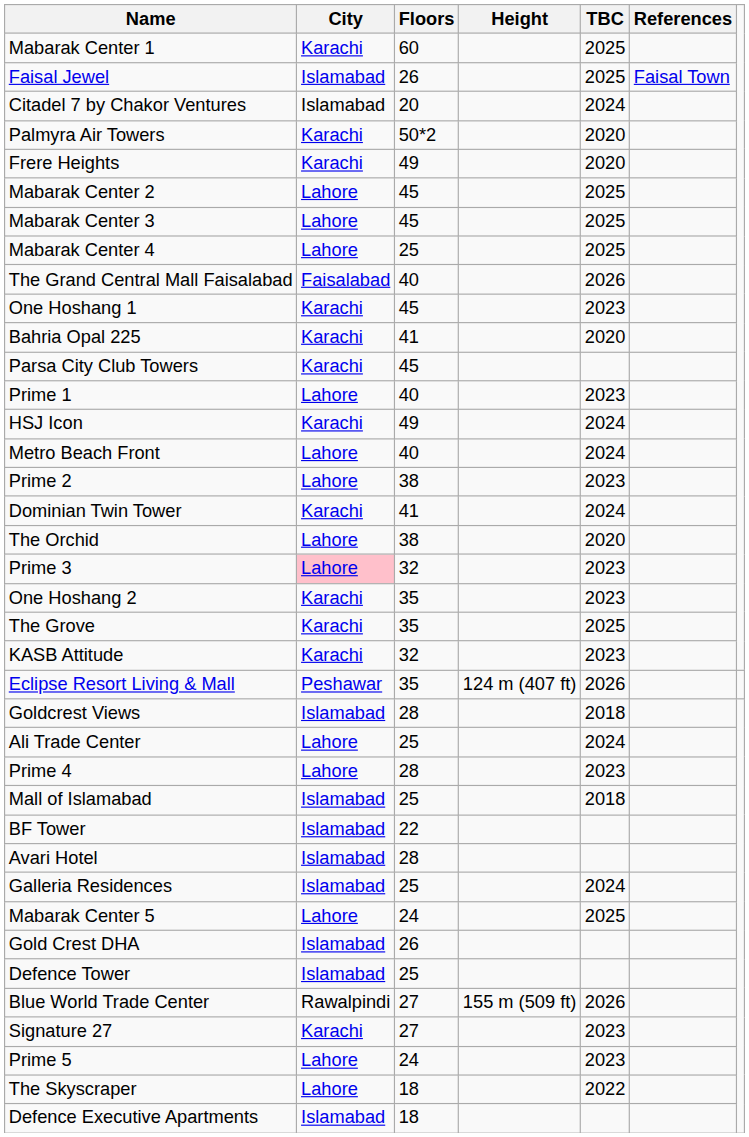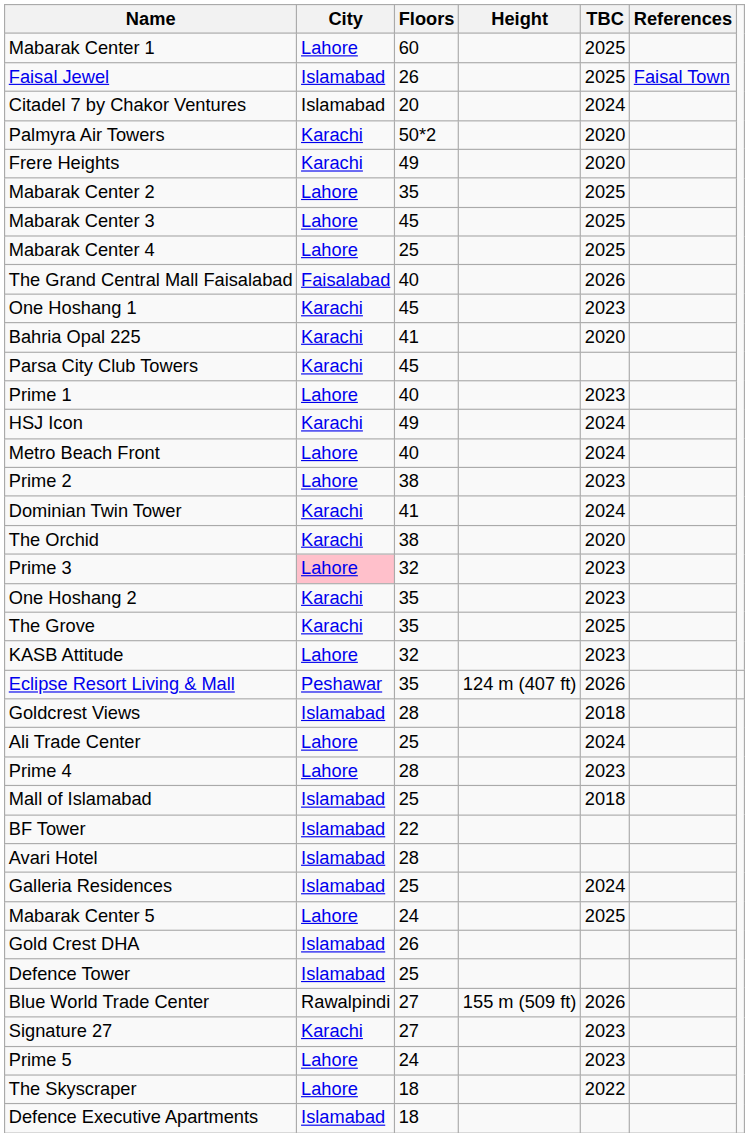(332, 47) Karachi -> (329, 47) Lahore
(409, 192) 45 -> (409, 192) 35
(329, 539) Lahore -> (332, 539) Karachi
(332, 655) Karachi -> (329, 655) Lahore
